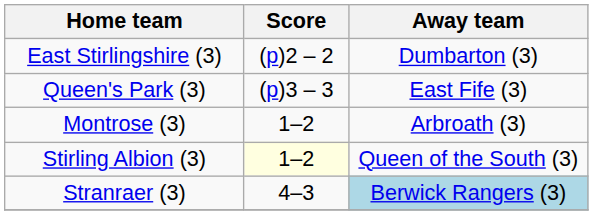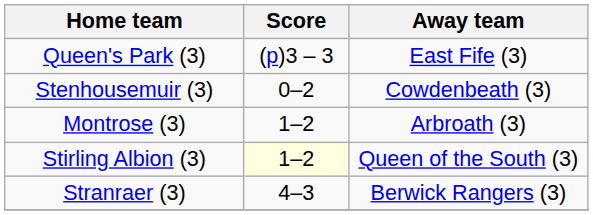- row: (124, 55)
+ row: (124, 90)
(468, 192) lightblue background -> (468, 192) no background
